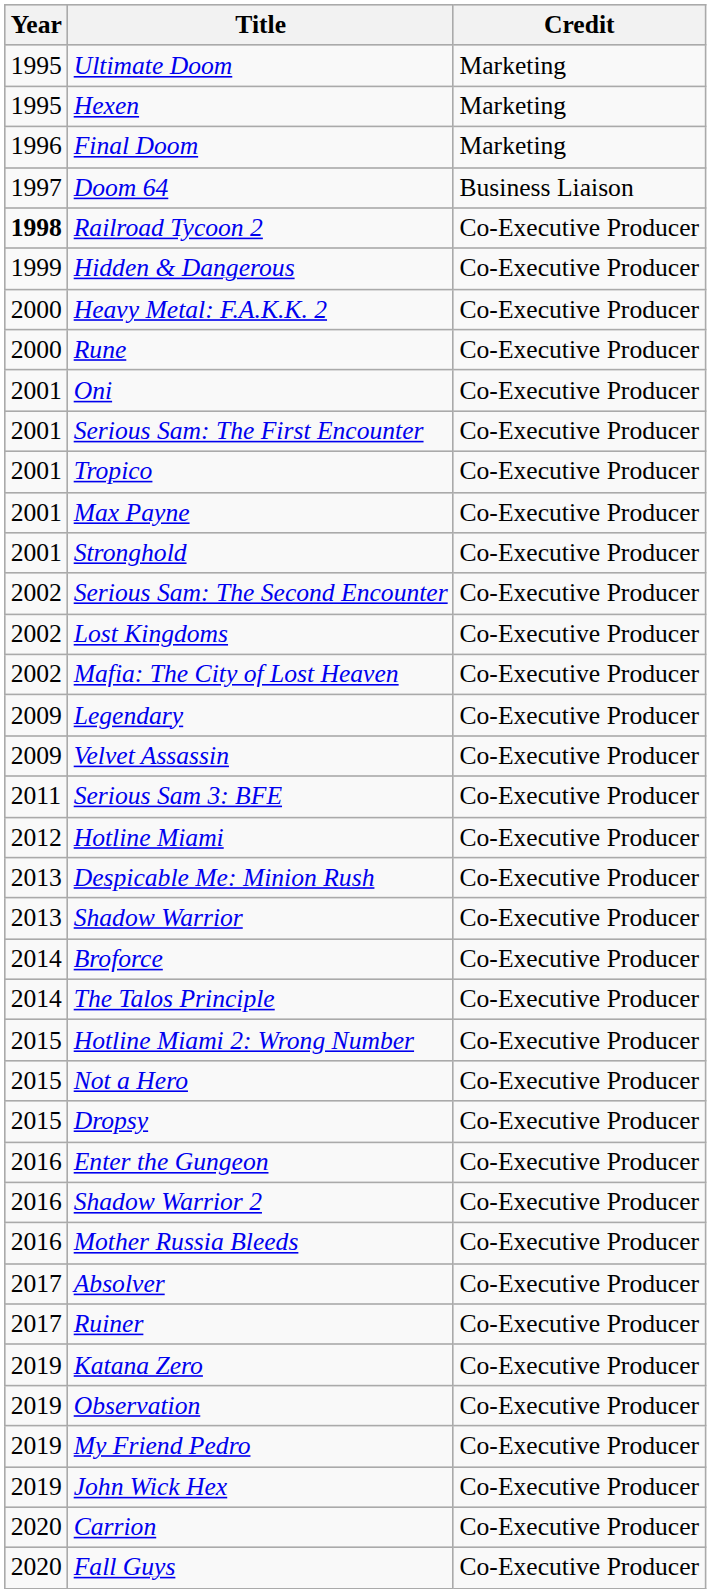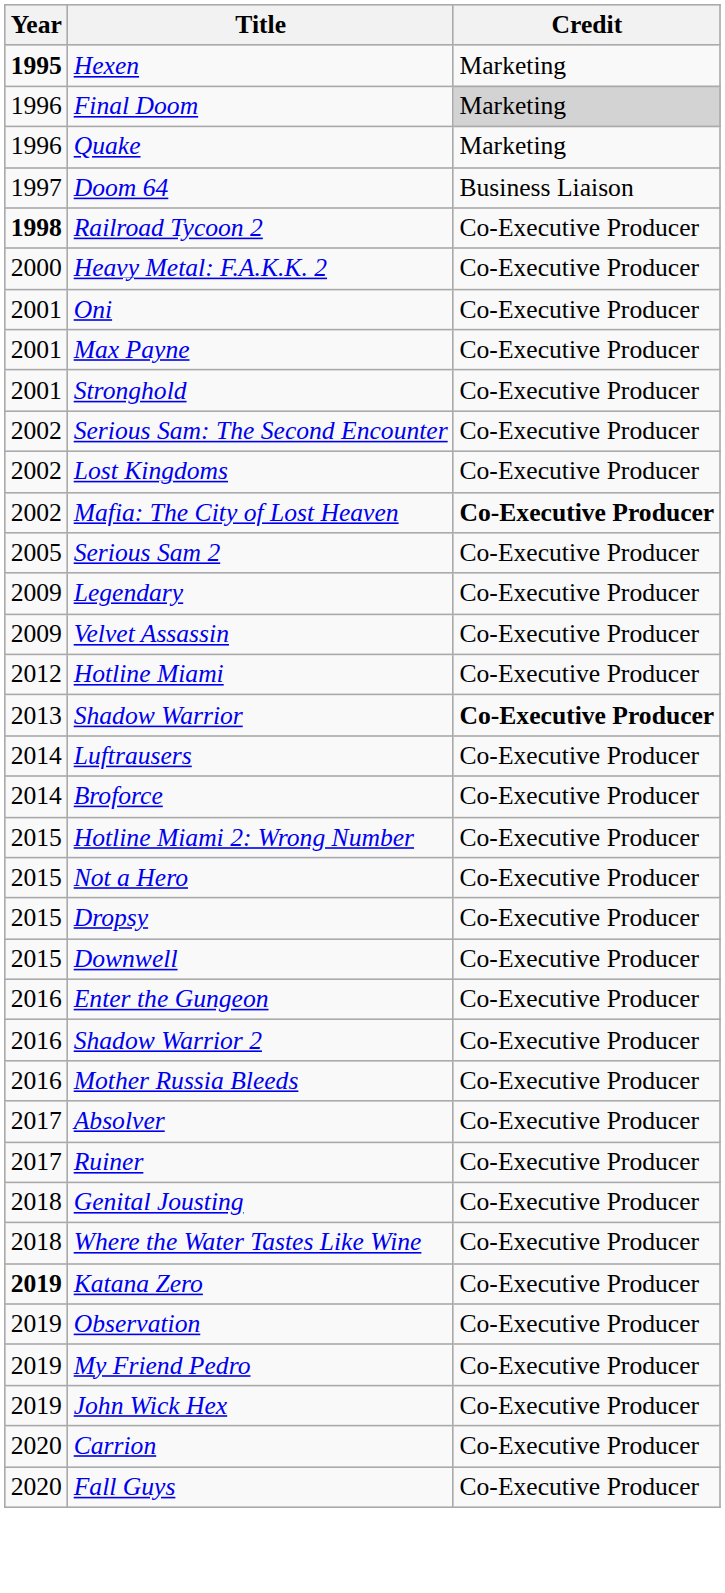- row: (153, 65)
(36, 106) normal -> (36, 65) bold
(513, 146) no background -> (513, 106) lightgrey background
+ row: (107, 146)
- row: (184, 268)
- row: (100, 349)
- row: (249, 430)
- row: (113, 471)
(579, 674) normal -> (587, 512) bold
+ row: (147, 552)
- row: (178, 796)
- row: (224, 877)
(579, 918) normal -> (587, 715) bold
+ row: (133, 755)
- row: (174, 999)
+ row: (126, 958)
+ row: (159, 1202)
+ row: (248, 1242)
(36, 1364) normal -> (36, 1283) bold
